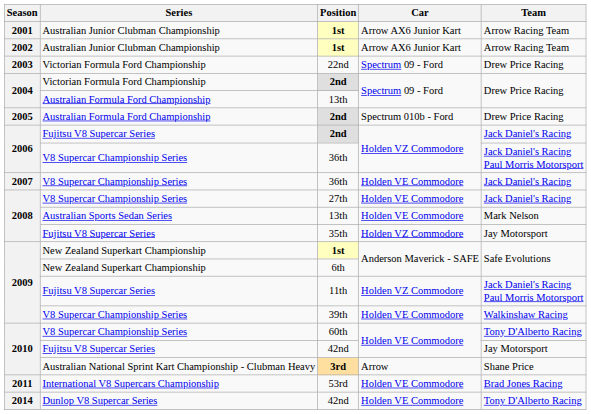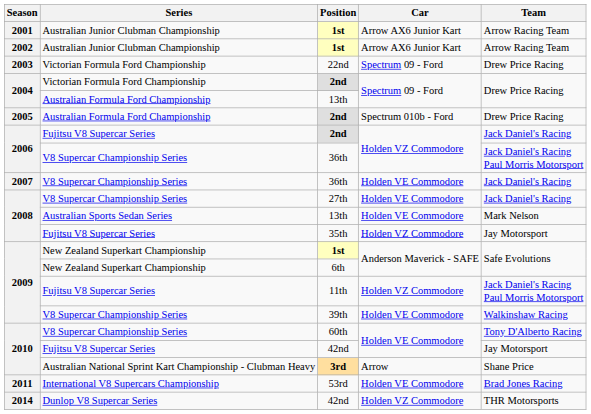(412, 401) Holden VE Commodore -> (412, 401) Holden VZ Commodore
(533, 401) Tony D'Alberto Racing -> (521, 401) THR Motorsports
